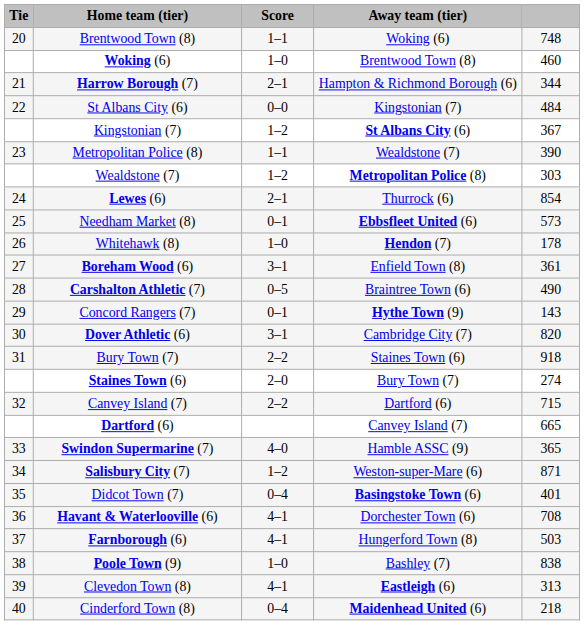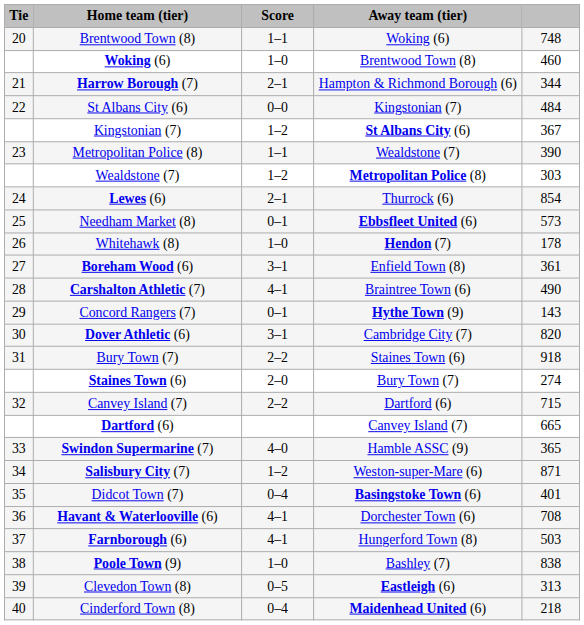(278, 289) 0–5 -> (278, 289) 4–1
(278, 586) 4–1 -> (278, 586) 0–5
